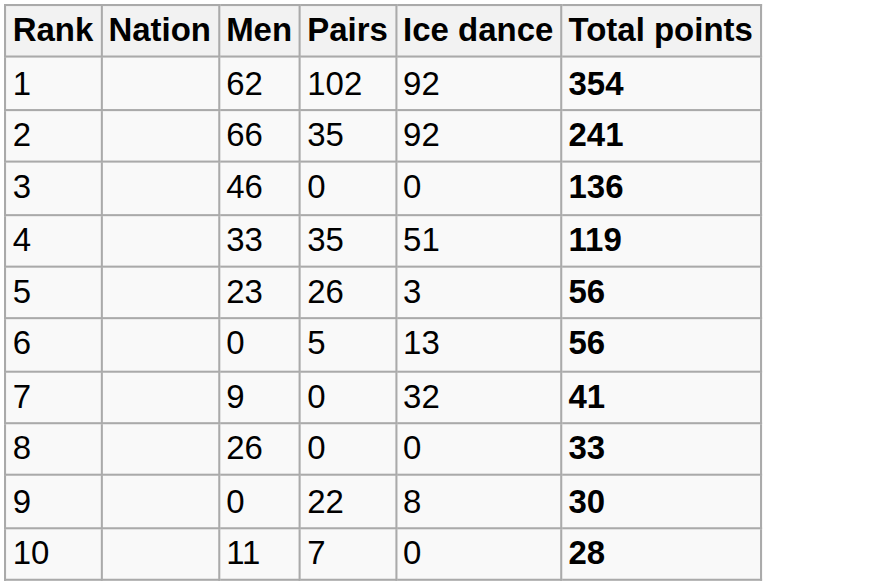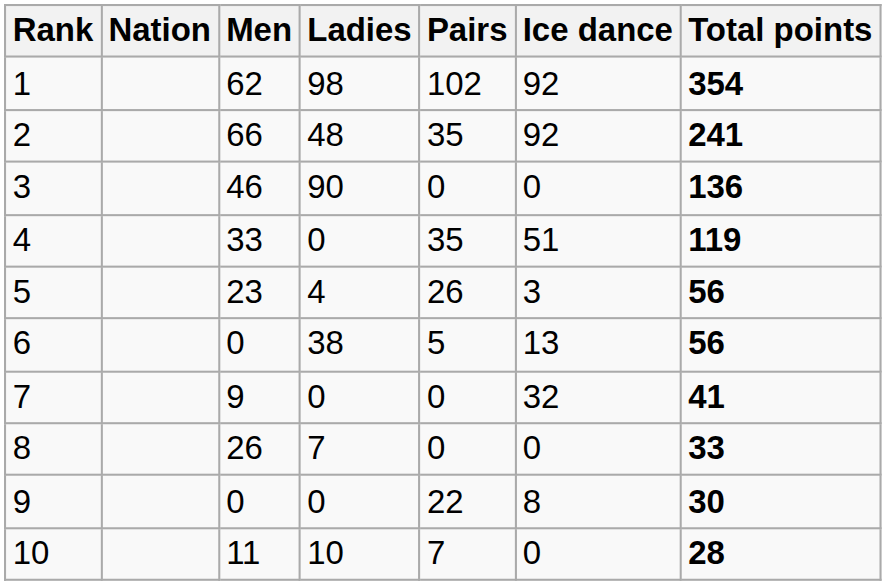+ column: (359, 30)
